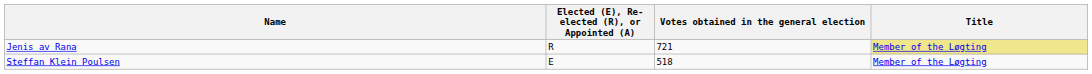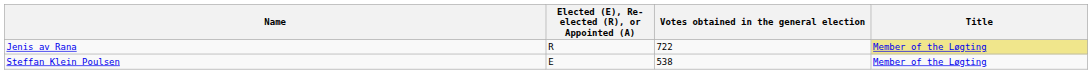(665, 47) 721 -> (665, 47) 722
(665, 62) 518 -> (665, 62) 538
